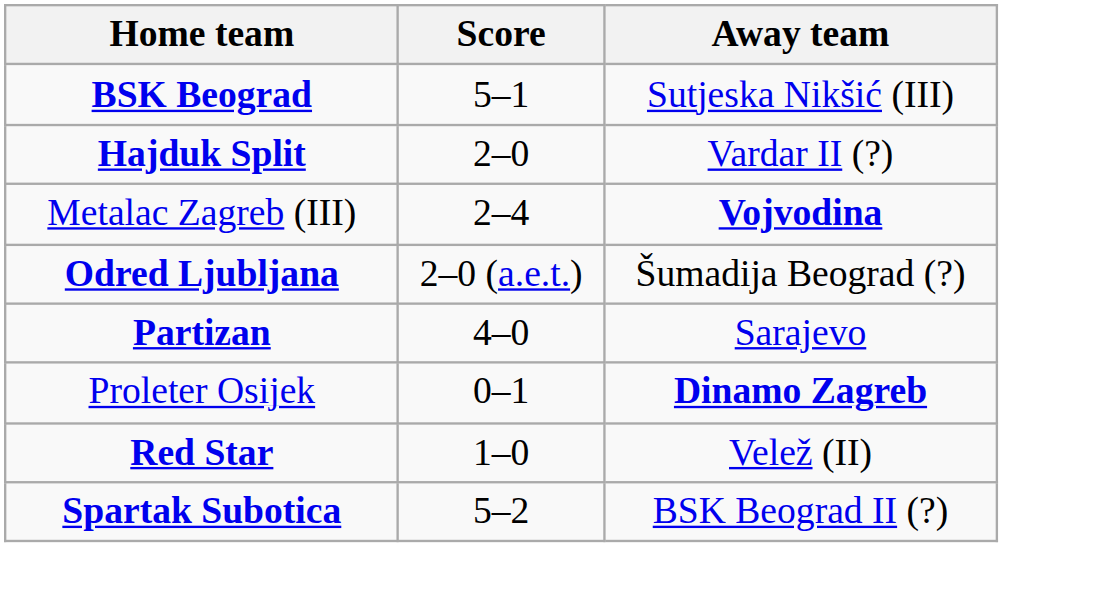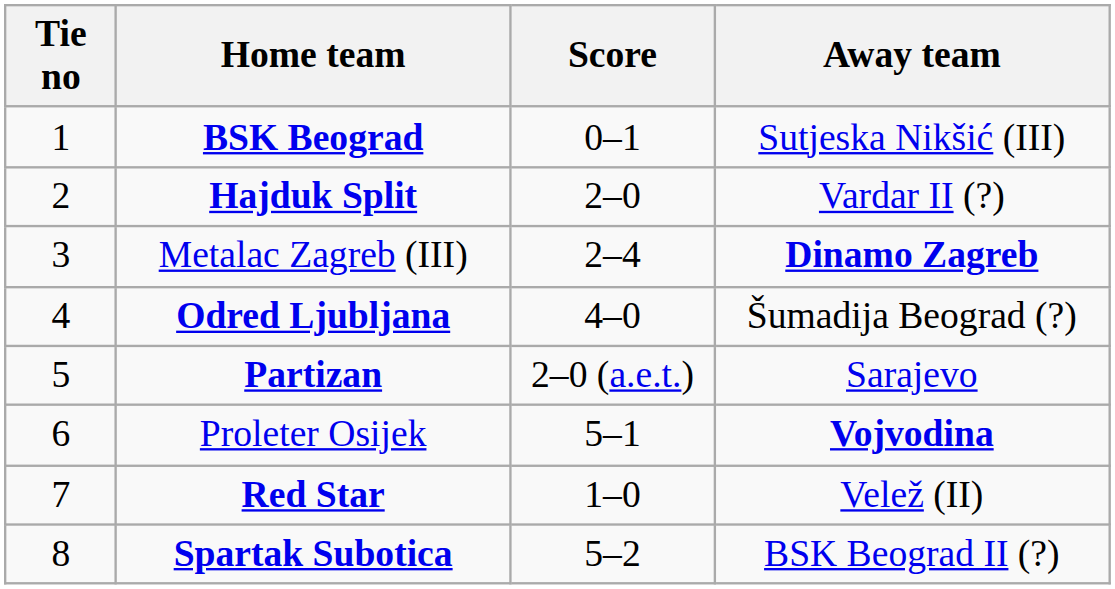+ column: (61, 55)
(501, 93) 5–1 -> (613, 136) 0–1
(801, 213) Vojvodina -> (912, 255) Dinamo Zagreb
(501, 272) 2–0 (a.e.t.) -> (613, 315) 4–0
(501, 332) 4–0 -> (613, 374) 2–0 (a.e.t.)
(501, 392) 0–1 -> (613, 434) 5–1
(801, 392) Dinamo Zagreb -> (912, 434) Vojvodina
